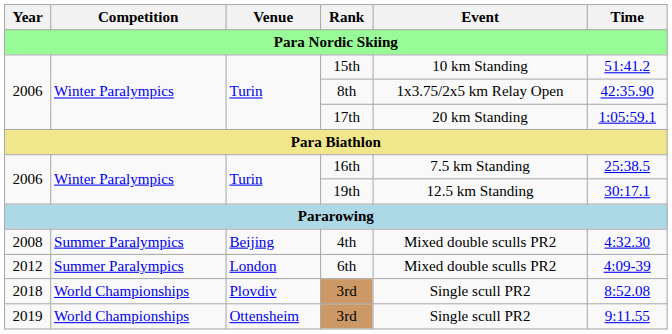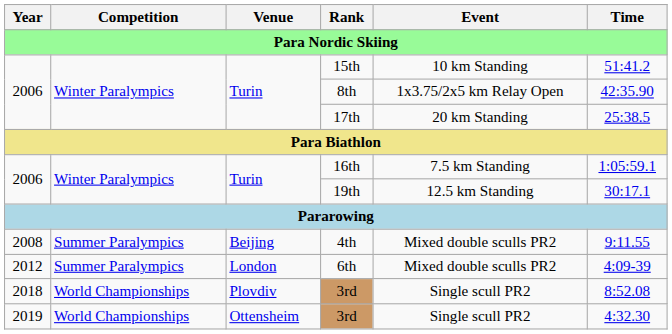(627, 117) 1:05:59.1 -> (627, 117) 25:38.5
(627, 166) 25:38.5 -> (627, 166) 1:05:59.1
(627, 241) 4:32.30 -> (627, 241) 9:11.55
(627, 316) 9:11.55 -> (627, 316) 4:32.30
